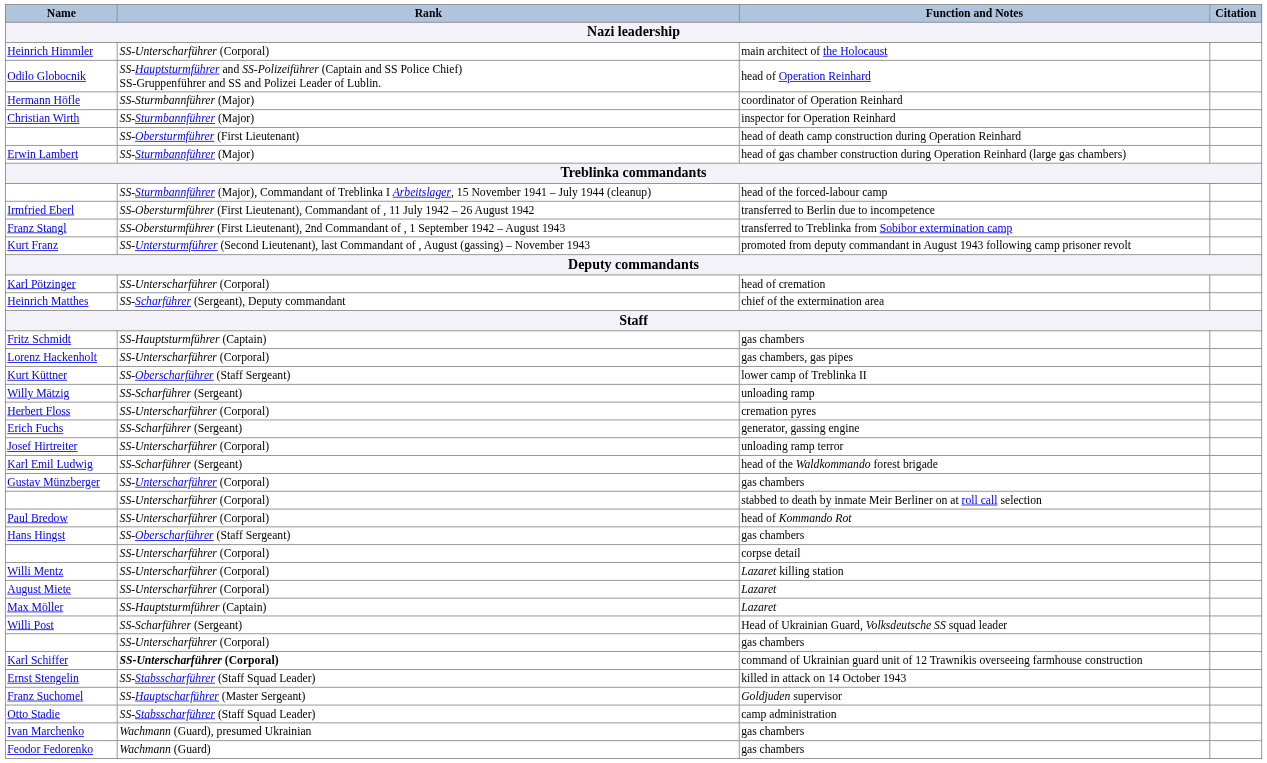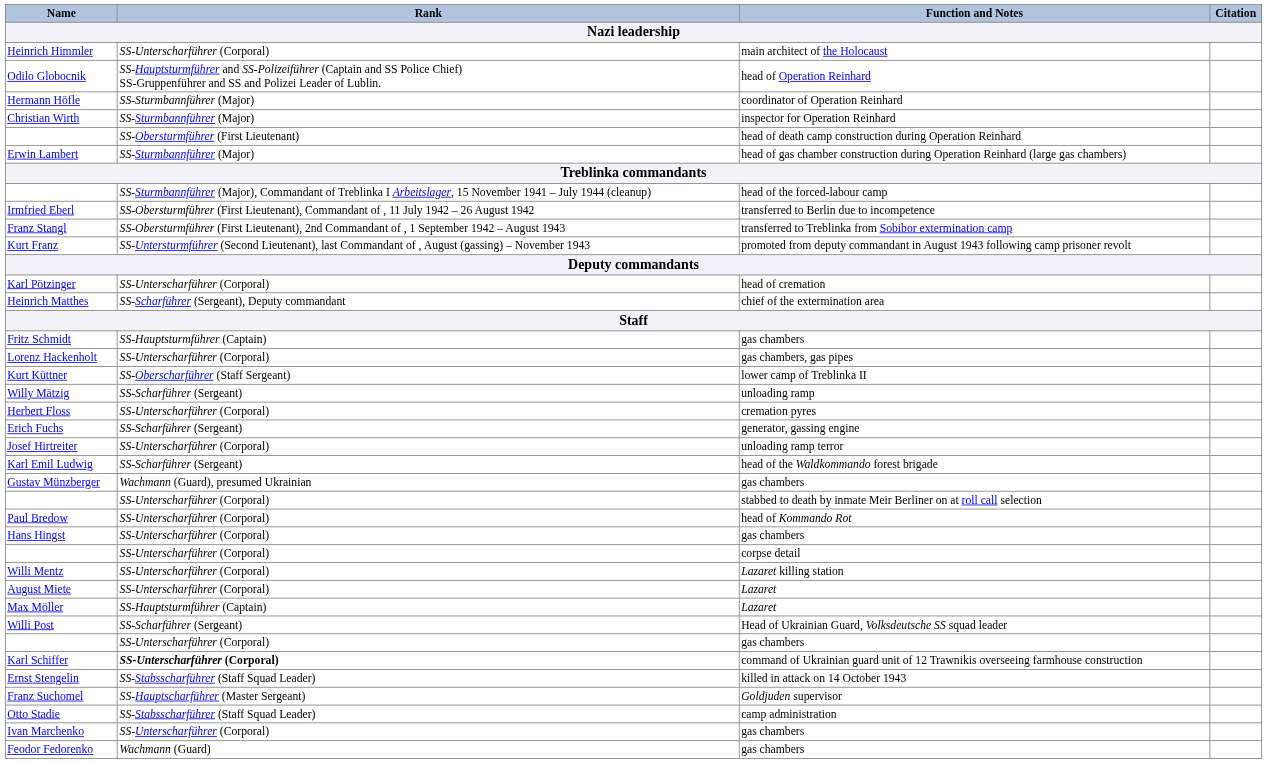(194, 482) SS-Unterscharführer (Corporal) -> (215, 482) Wachmann (Guard), presumed Ukrainian
(205, 536) SS-Oberscharführer (Staff Sergeant) -> (194, 536) SS-Unterscharführer (Corporal)
(215, 732) Wachmann (Guard), presumed Ukrainian -> (194, 732) SS-Unterscharführer (Corporal)
